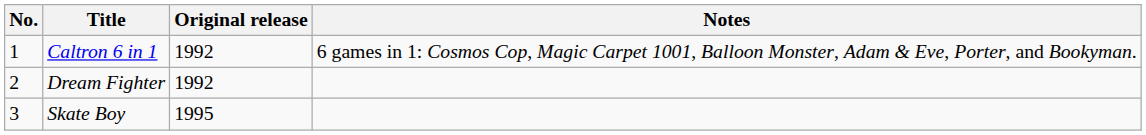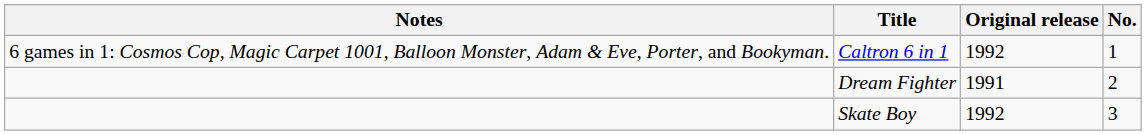columns swapped: (24, 20) <-> (727, 20)
(194, 82) 1992 -> (985, 82) 1991
(194, 113) 1995 -> (985, 113) 1992
